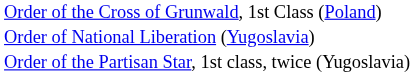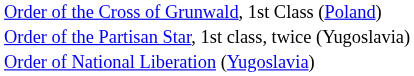rows swapped: (159, 37) <-> (207, 62)
